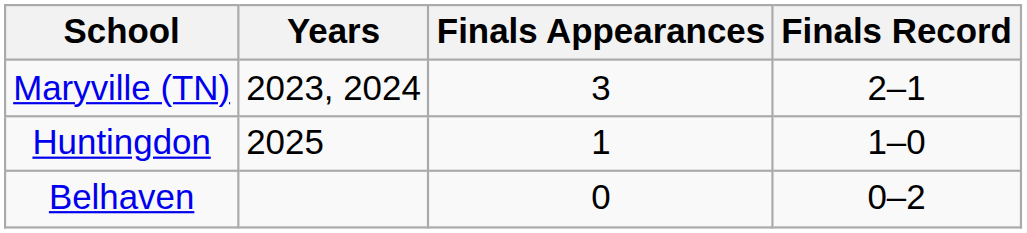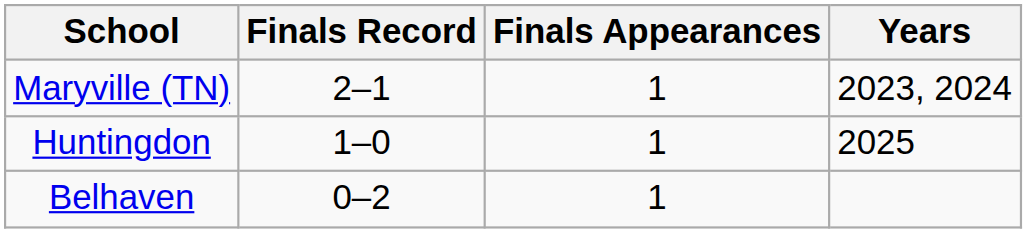columns swapped: (897, 32) <-> (333, 32)
(601, 87) 3 -> (657, 87) 1
(601, 198) 0 -> (657, 198) 1
